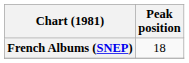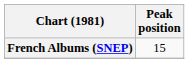(159, 48) 18 -> (159, 48) 15
